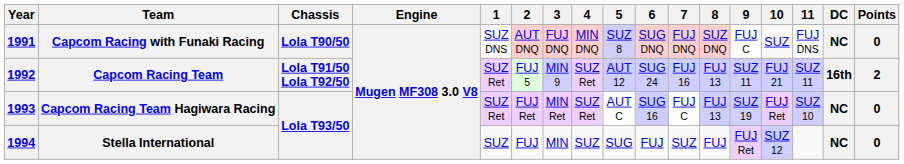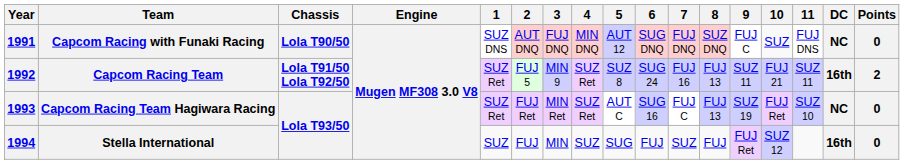(619, 41) SUZ 8 -> (619, 41) AUT 12
(619, 75) AUT 12 -> (619, 75) SUZ 8
(839, 143) NC -> (839, 143) 16th
